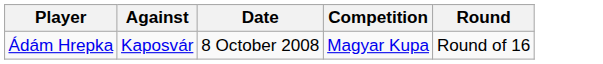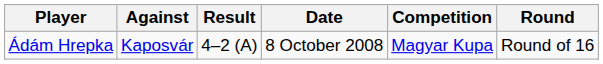+ column: (229, 18)
